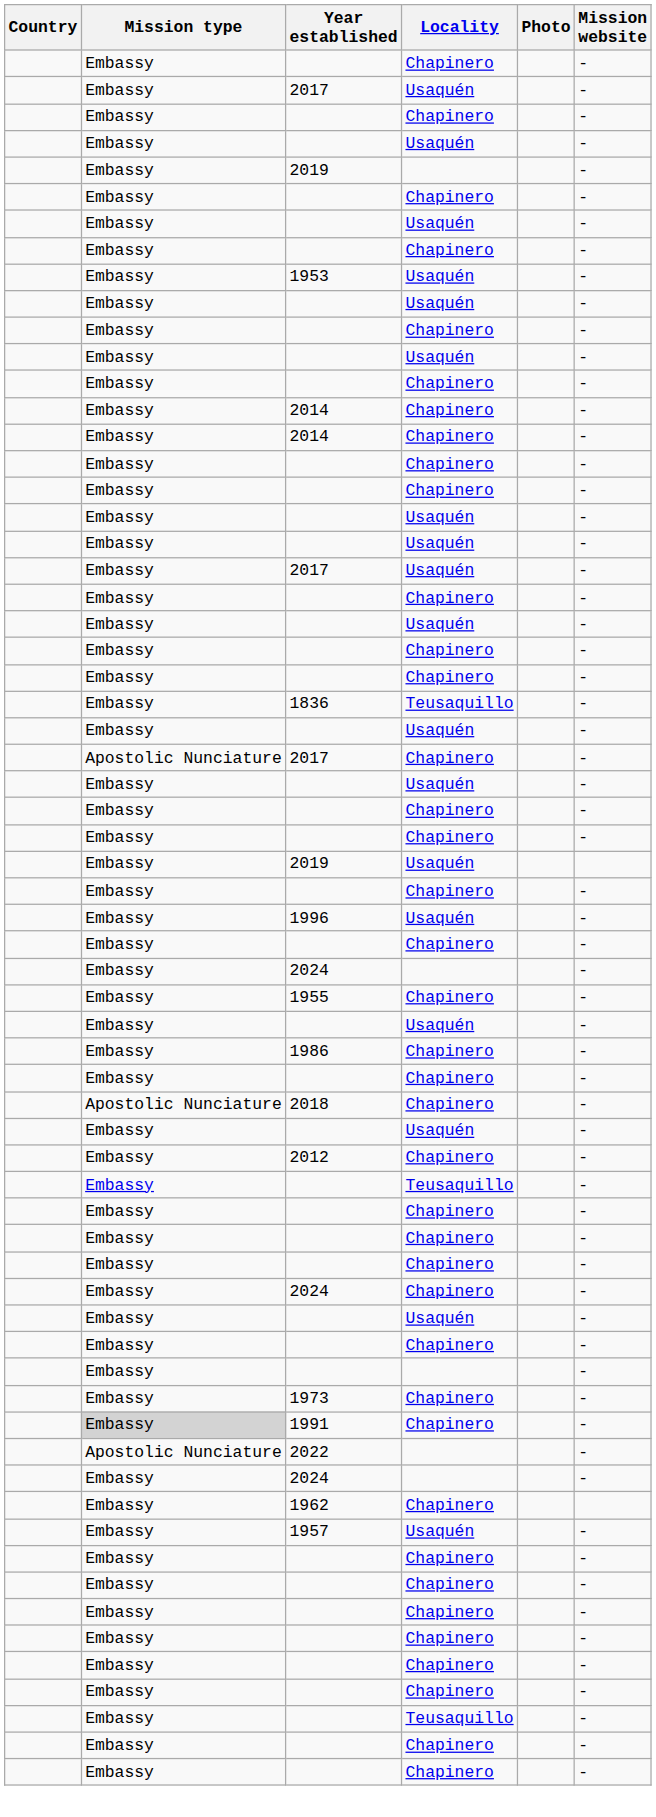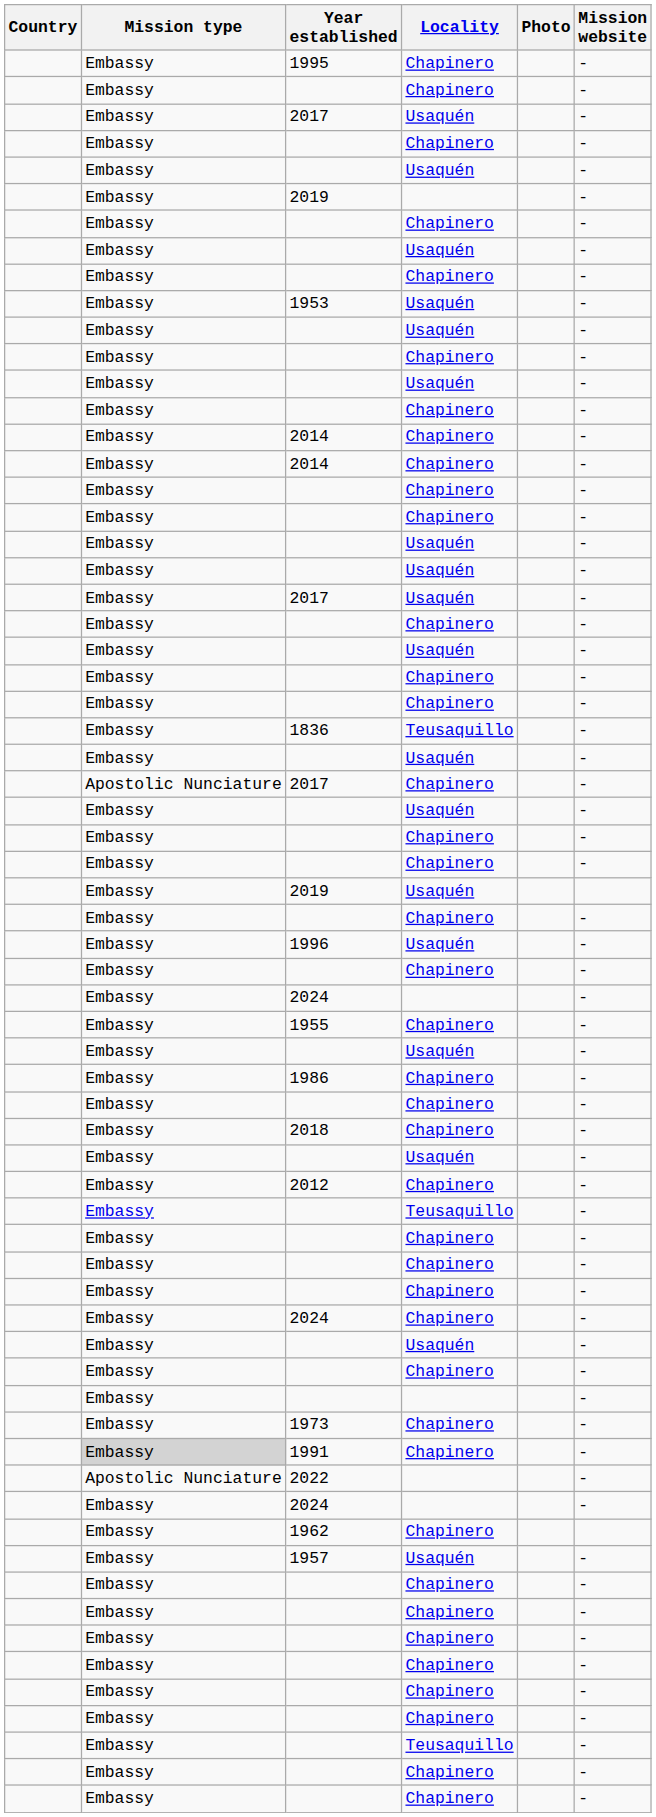+ row: (309, 64)
(183, 1105) Apostolic Nunciature -> (120, 1131) Embassy
